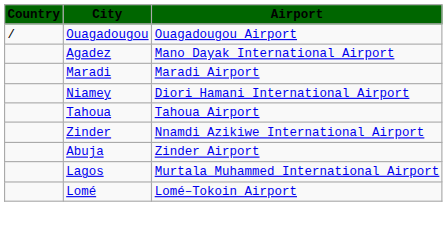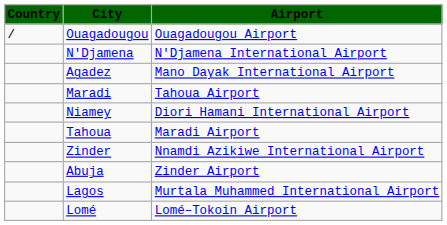+ row: (100, 54)
(207, 73) Maradi Airport -> (207, 93) Tahoua Airport
(207, 113) Tahoua Airport -> (207, 132) Maradi Airport
